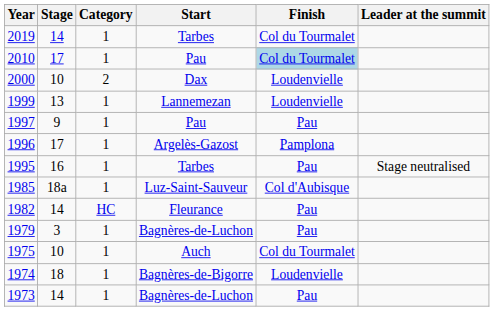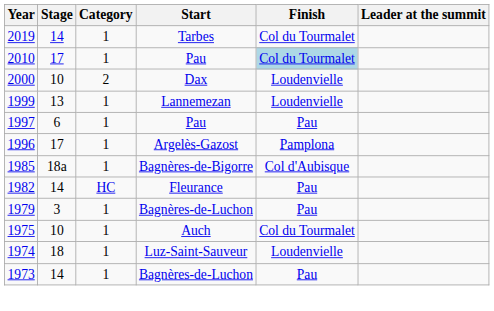(57, 123) 9 -> (57, 123) 6
- row: (21, 166)
(196, 187) Luz-Saint-Sauveur -> (196, 166) Bagnères-de-Bigorre
(196, 274) Bagnères-de-Bigorre -> (196, 252) Luz-Saint-Sauveur
